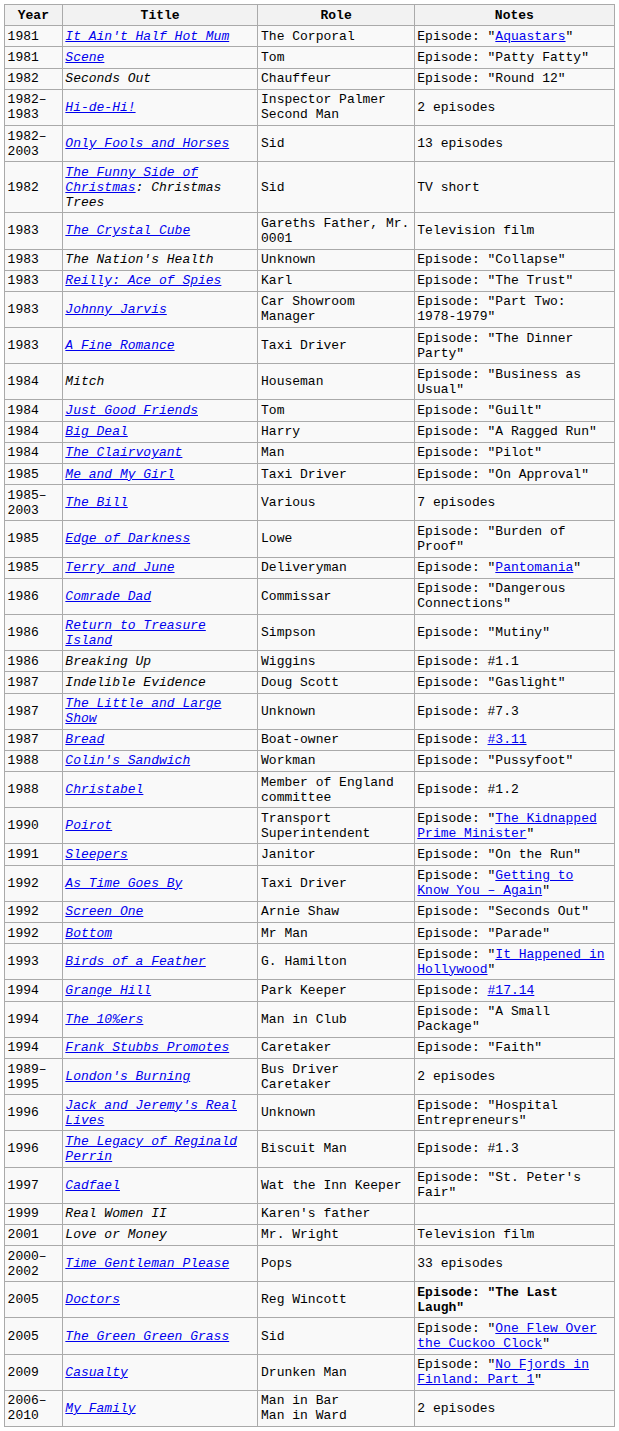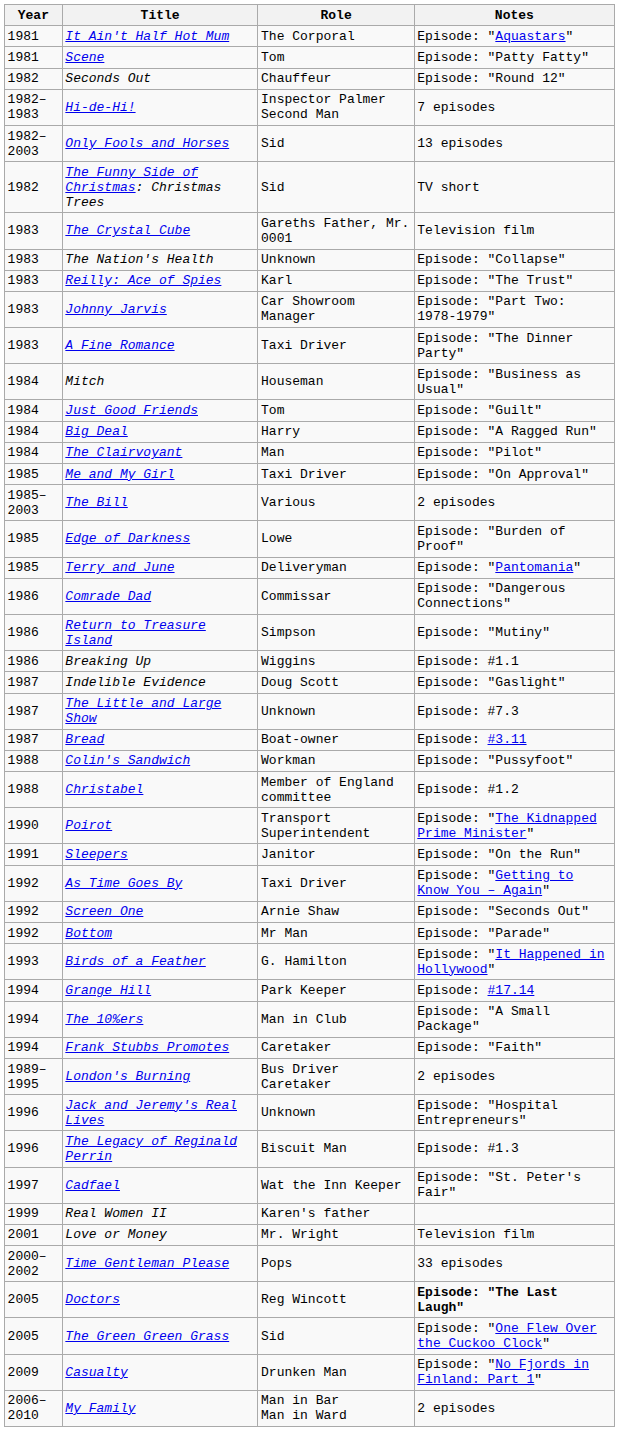(456, 107) 2 episodes -> (456, 107) 7 episodes
(456, 503) 7 episodes -> (456, 503) 2 episodes
